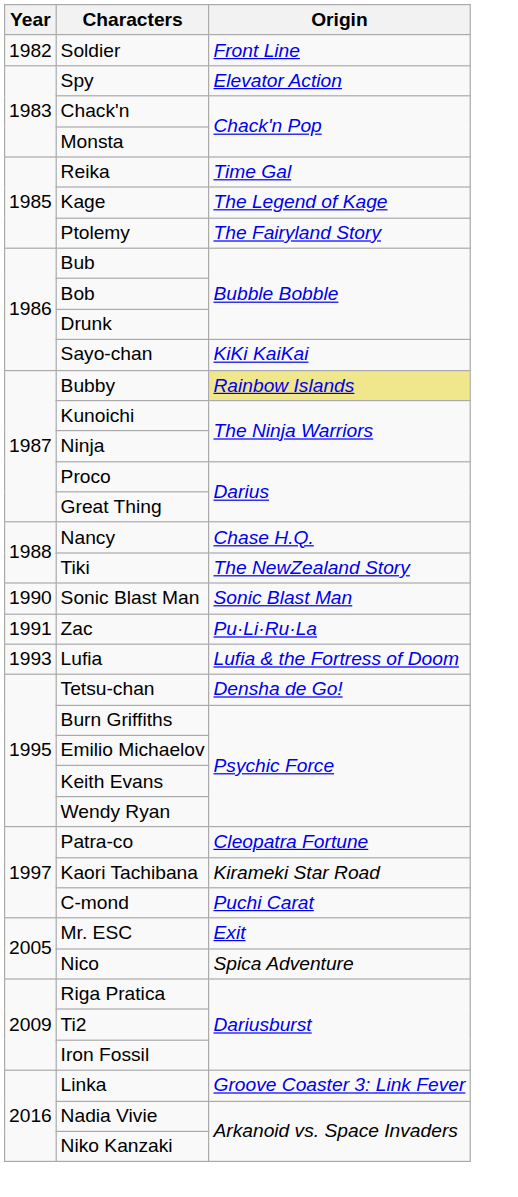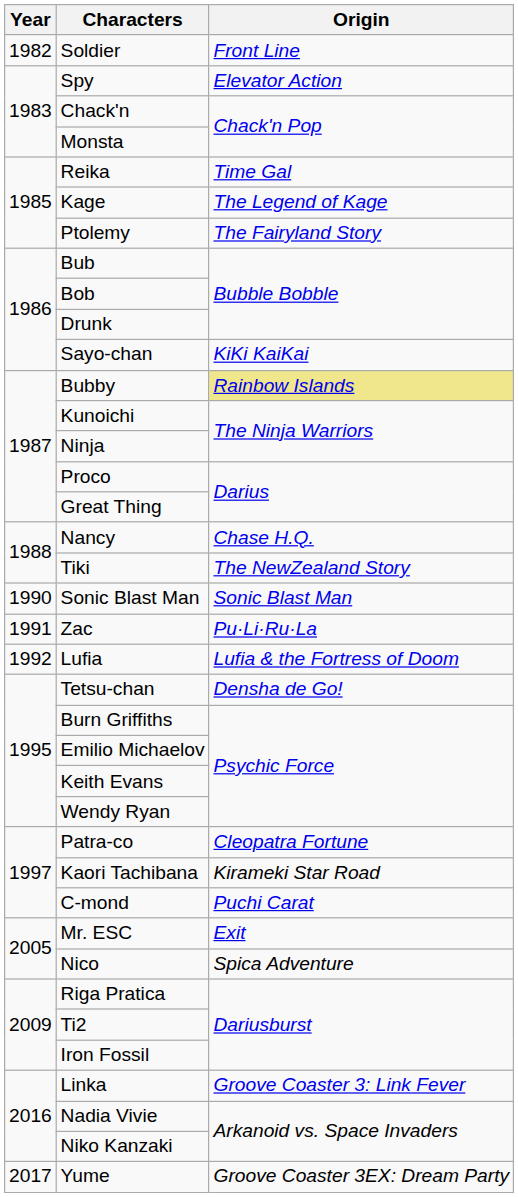(30, 659) 1993 -> (30, 659) 1992
+ row: (85, 1176)
